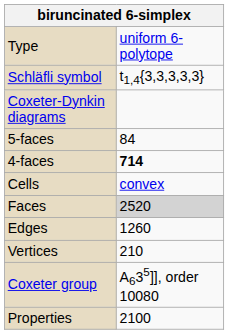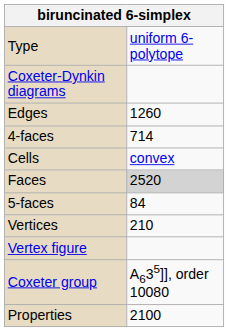- row: (55, 77)
rows swapped: (31, 139) <-> (28, 228)
(131, 161) bold -> (142, 136) normal
+ row: (47, 248)
